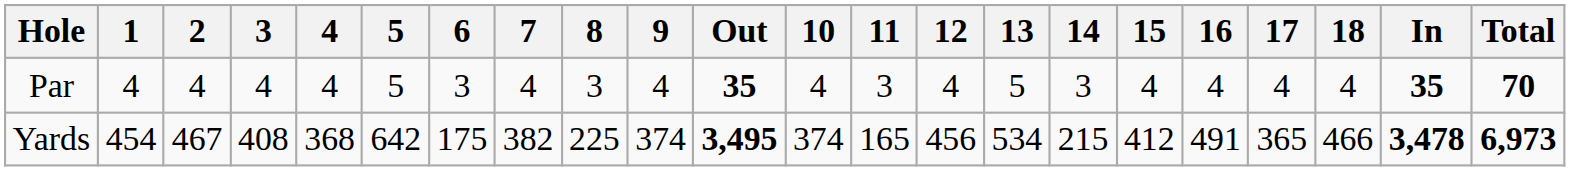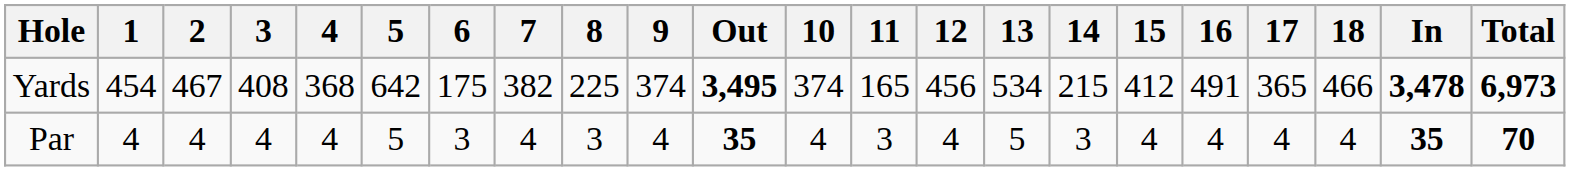rows swapped: (51, 138) <-> (51, 84)
